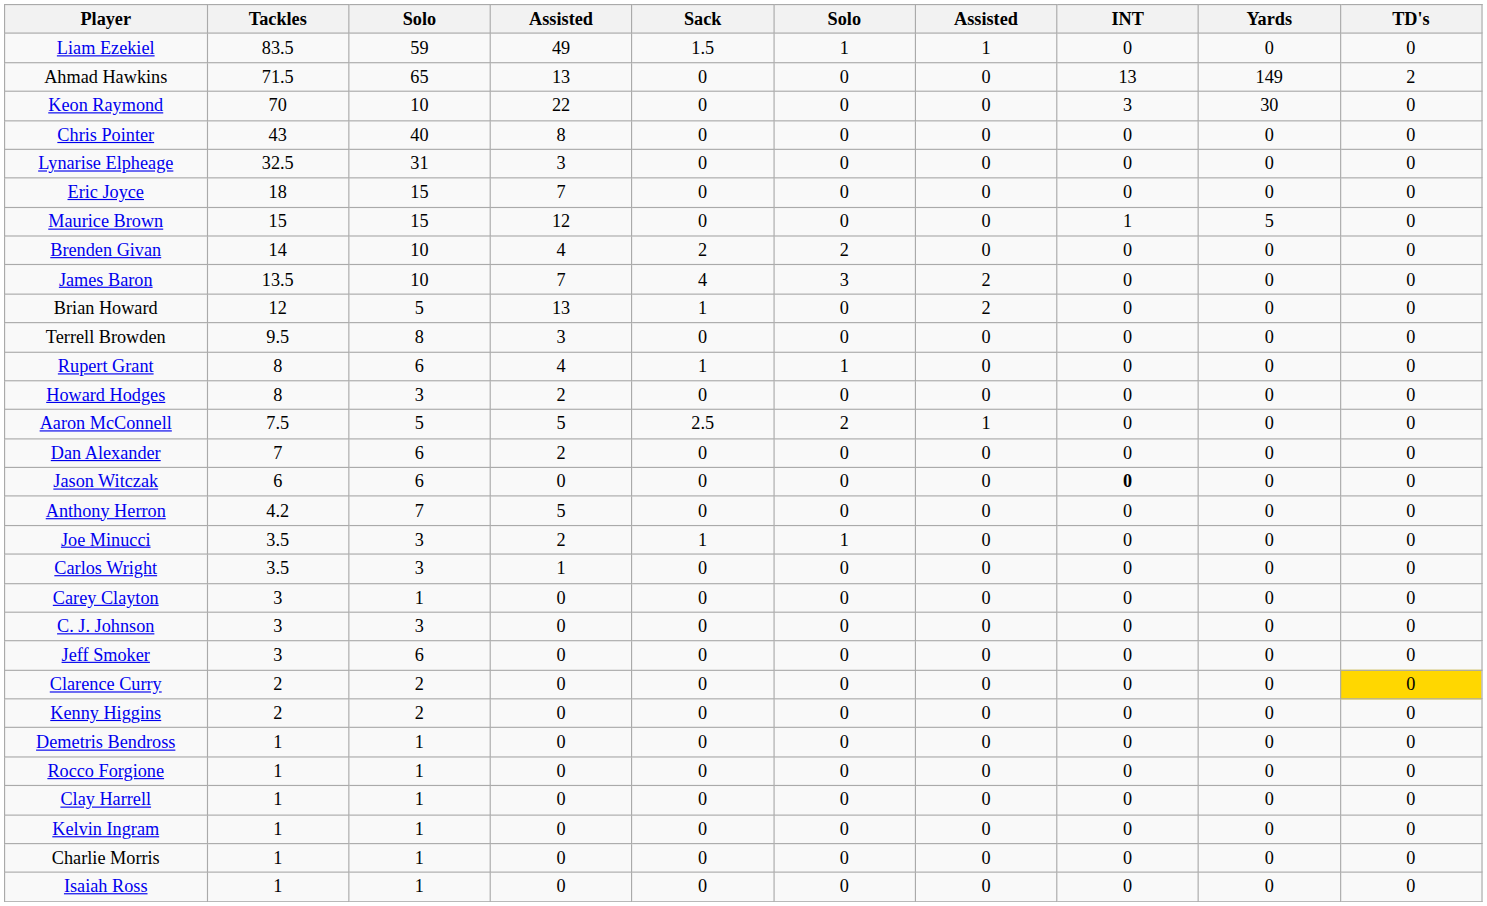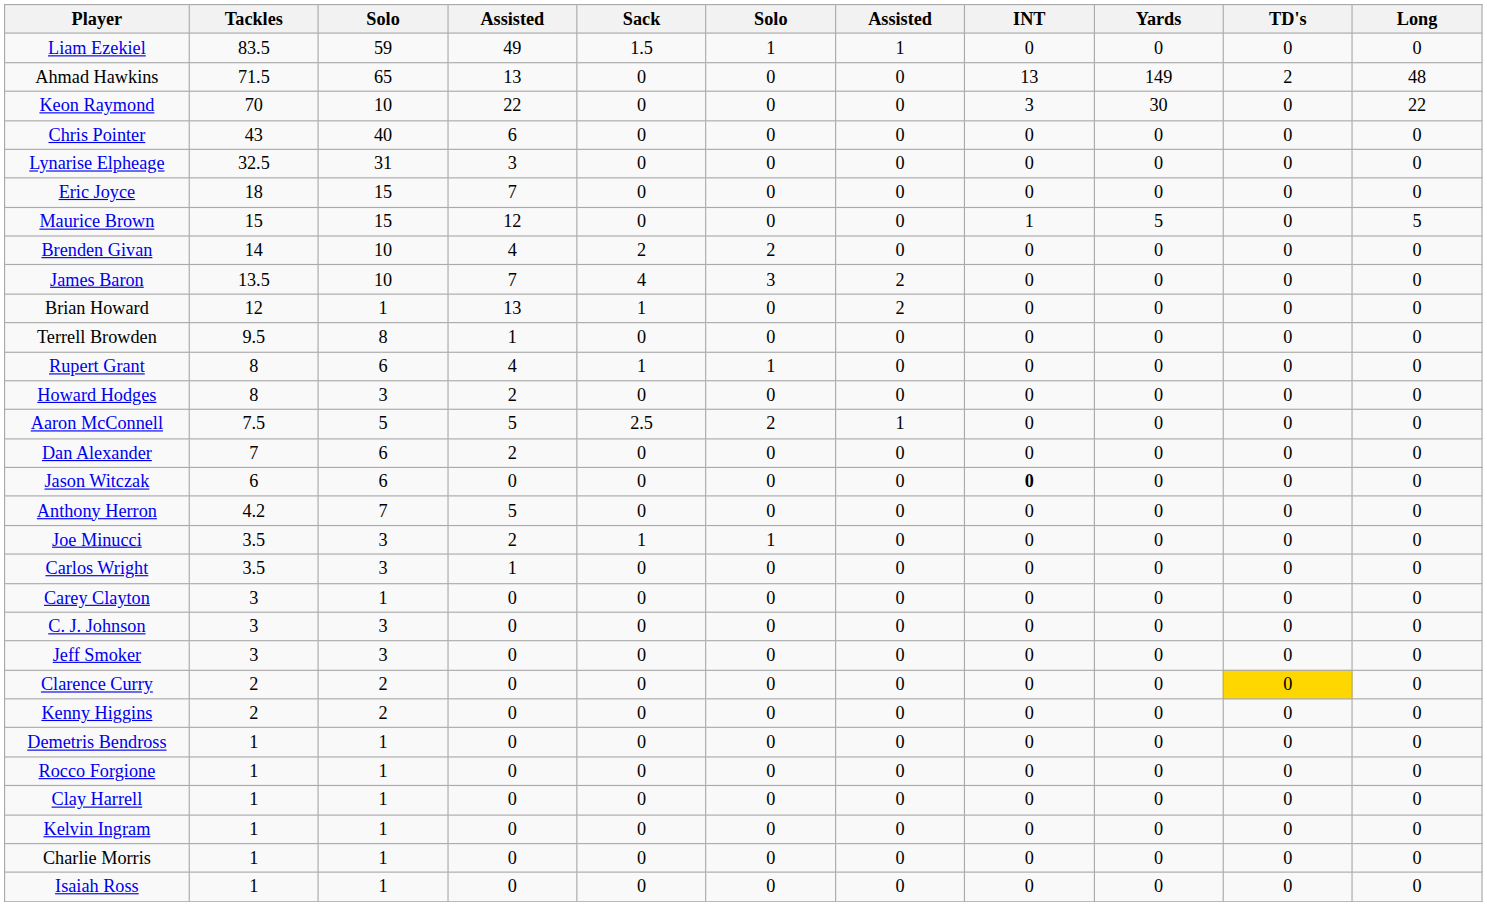+ column: (1417, 18)
(561, 134) 8 -> (512, 134) 6
(419, 308) 5 -> (383, 308) 1
(561, 337) 3 -> (512, 337) 1
(419, 655) 6 -> (383, 655) 3
